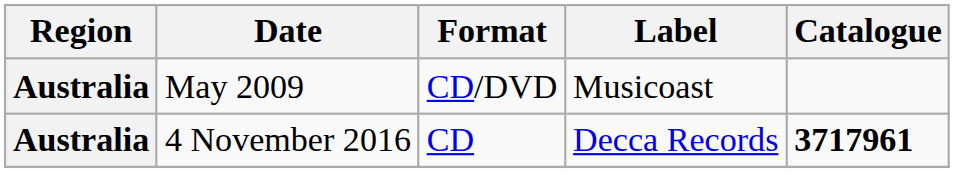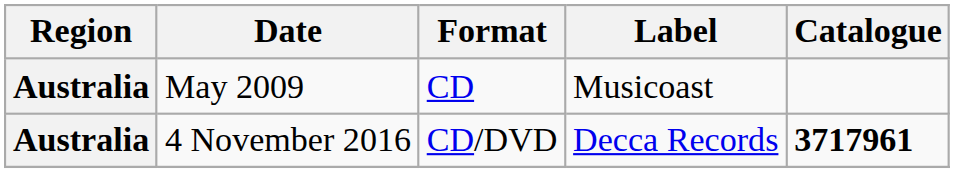(492, 85) CD/DVD -> (450, 85) CD
(450, 139) CD -> (492, 139) CD/DVD
